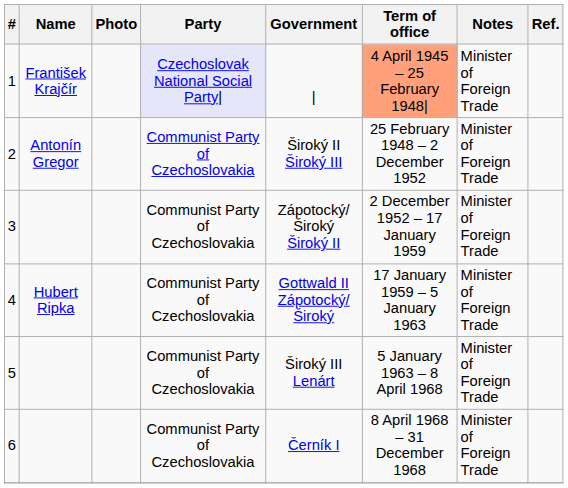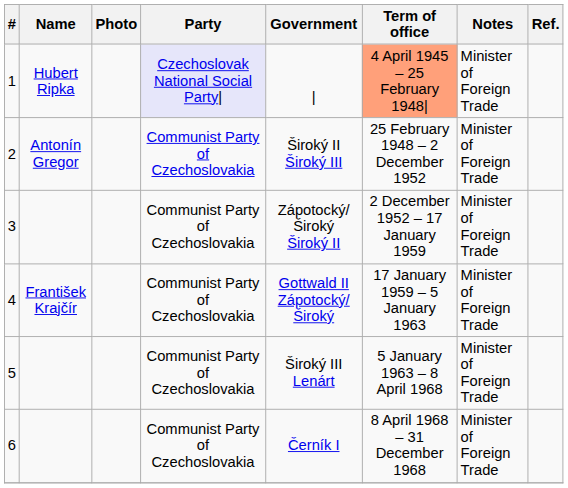(56, 80) František Krajčír -> (56, 80) Hubert Ripka
(56, 299) Hubert Ripka -> (56, 299) František Krajčír
